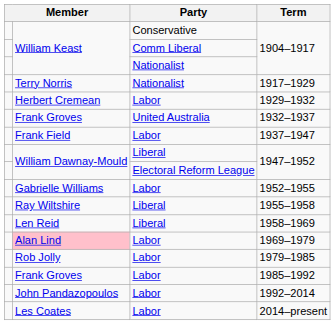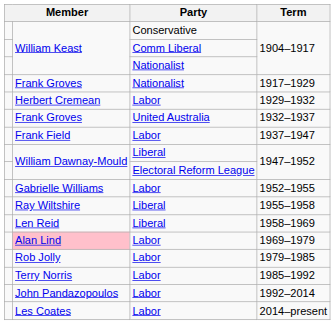(44, 83) Terry Norris -> (48, 83) Frank Groves
(48, 275) Frank Groves -> (44, 275) Terry Norris
